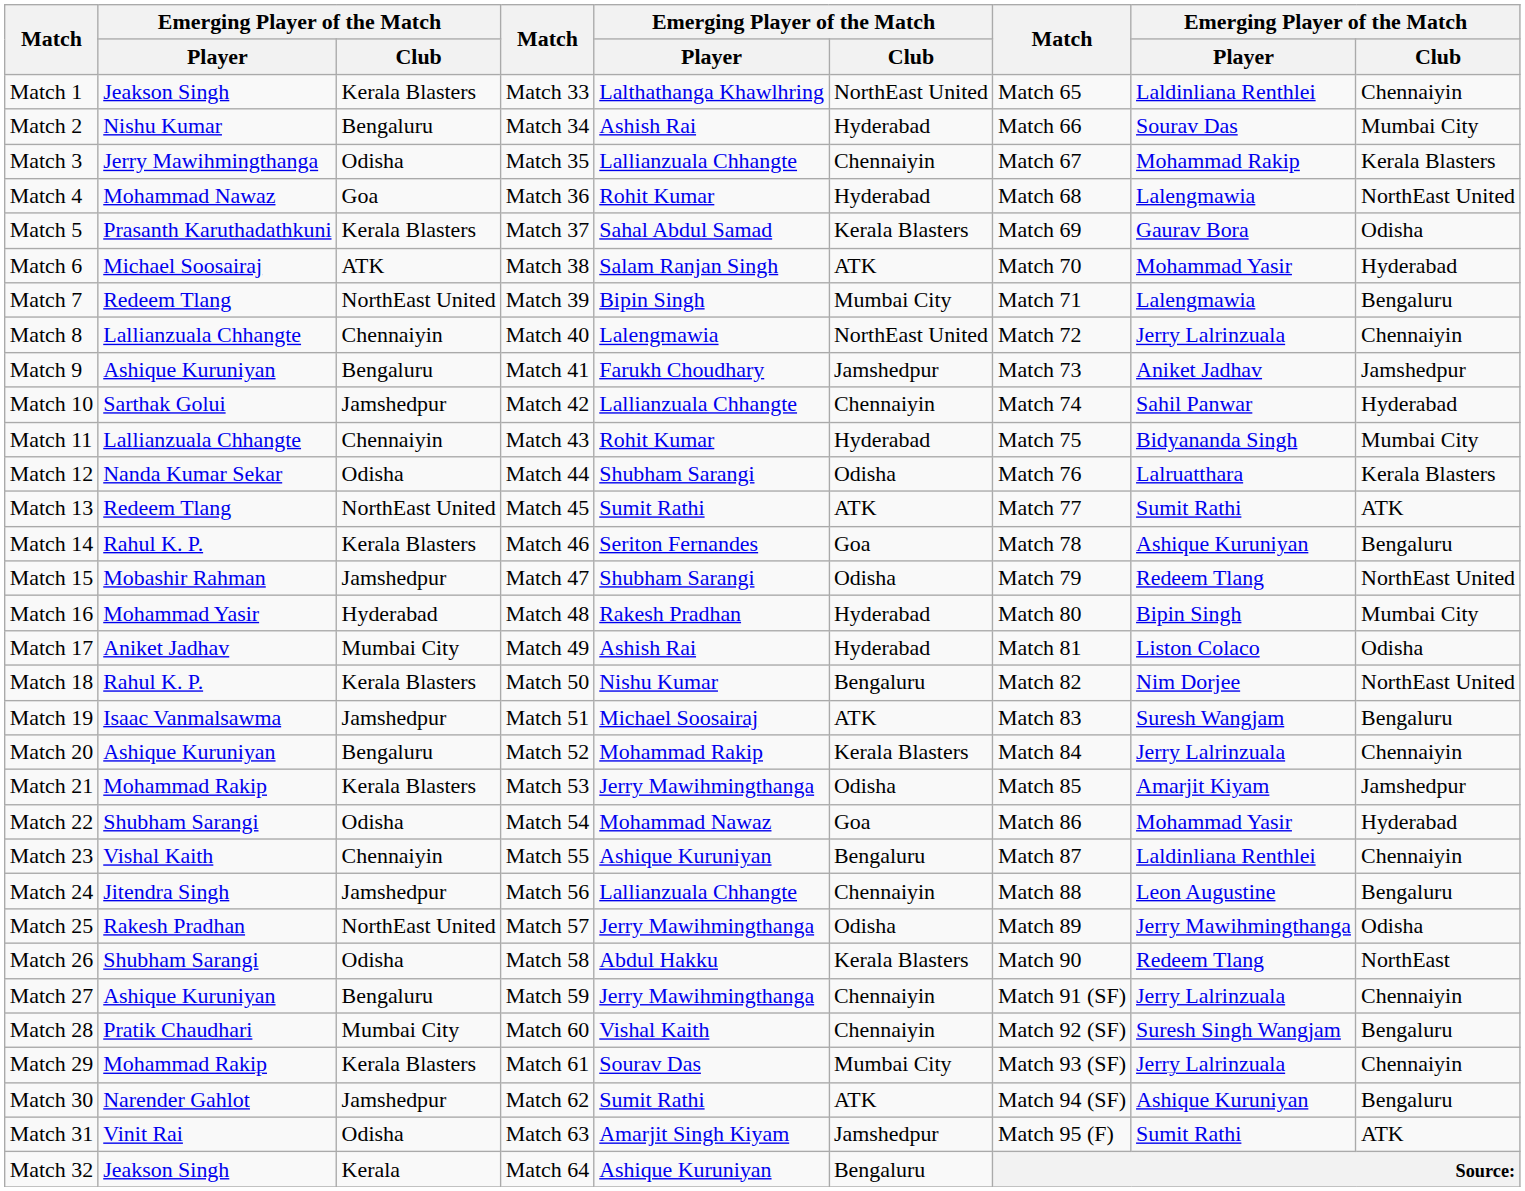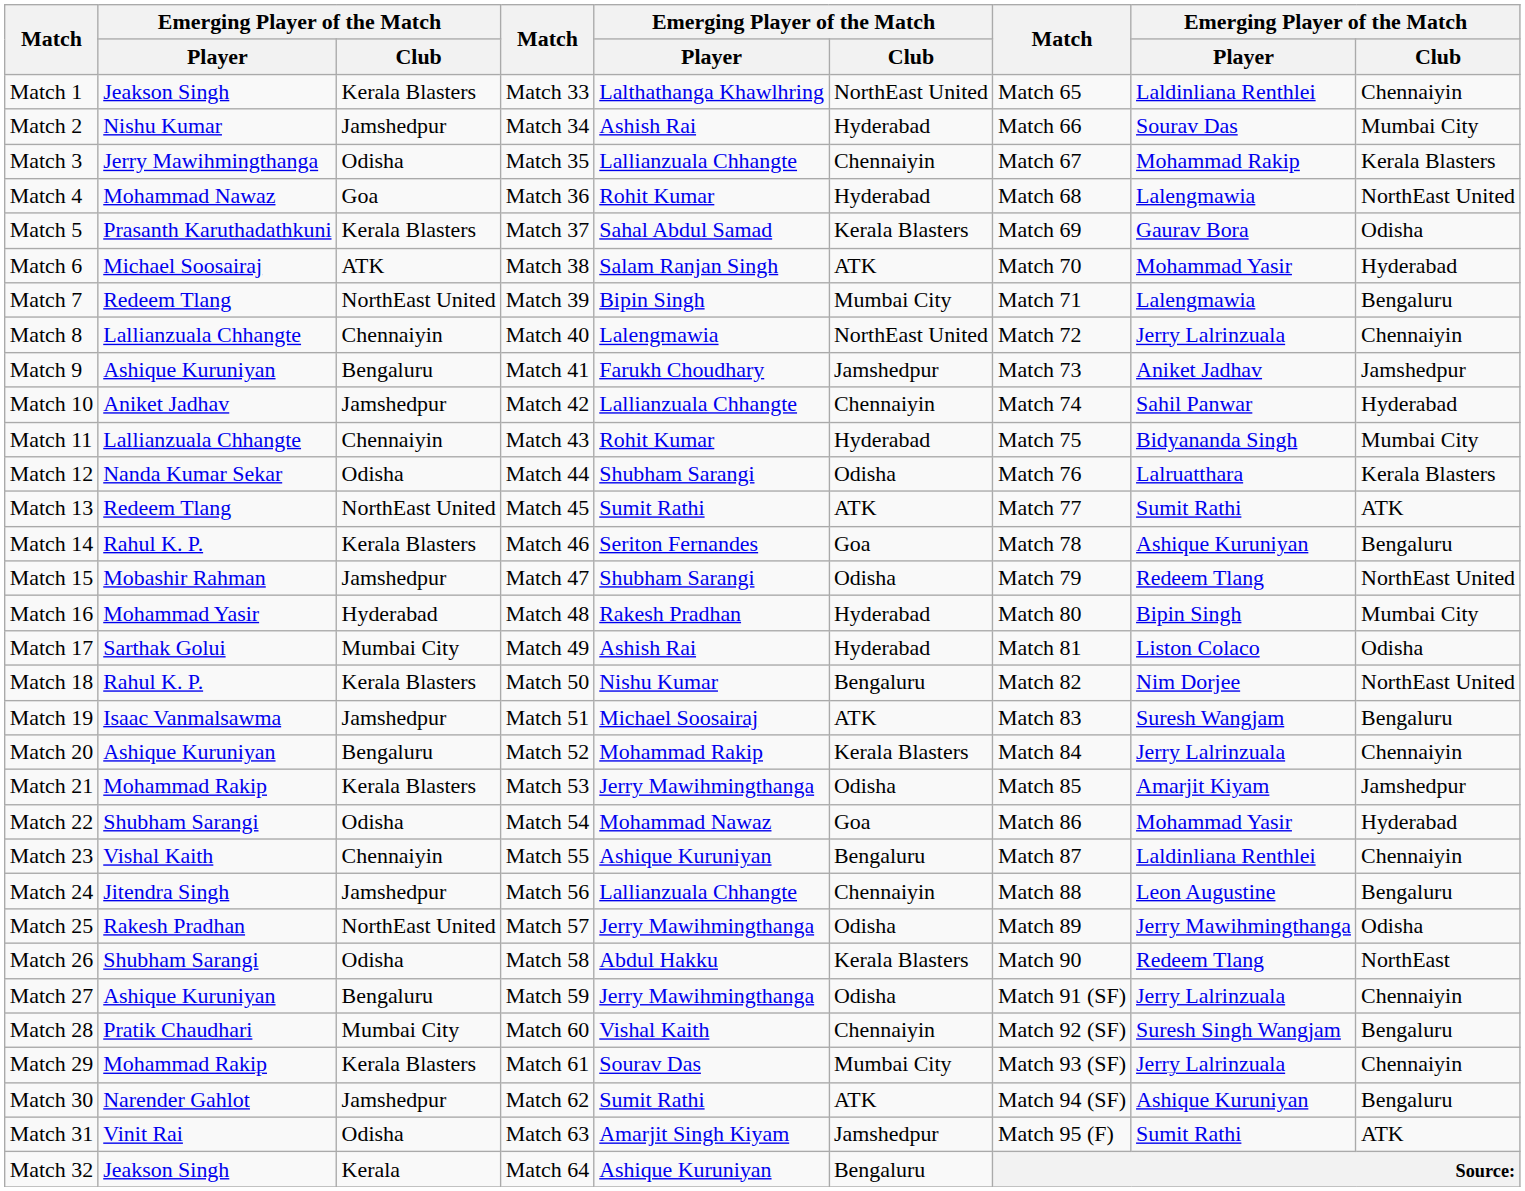(387, 126) Bengaluru -> (394, 126) Jamshedpur
(164, 404) Sarthak Golui -> (166, 404) Aniket Jadhav
(166, 647) Aniket Jadhav -> (164, 647) Sarthak Golui
(884, 995) Chennaiyin -> (865, 995) Odisha
